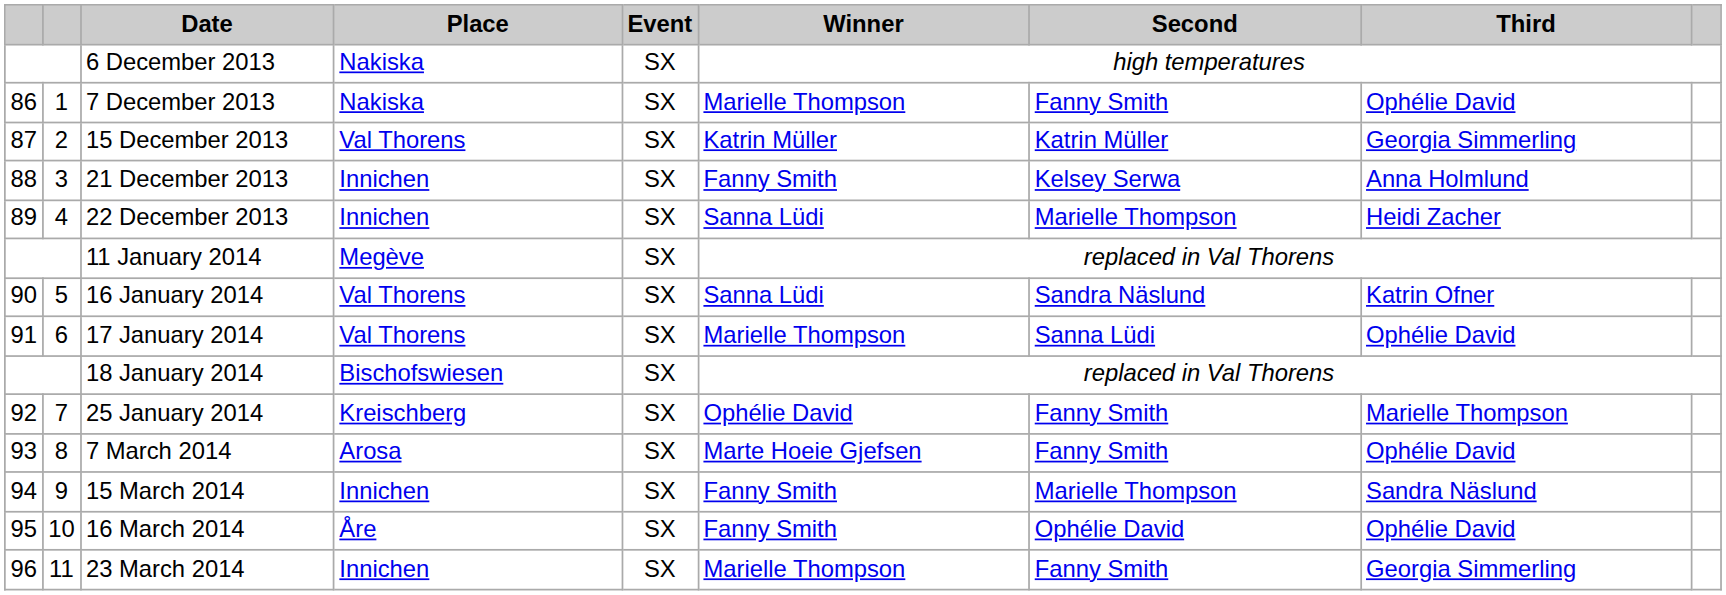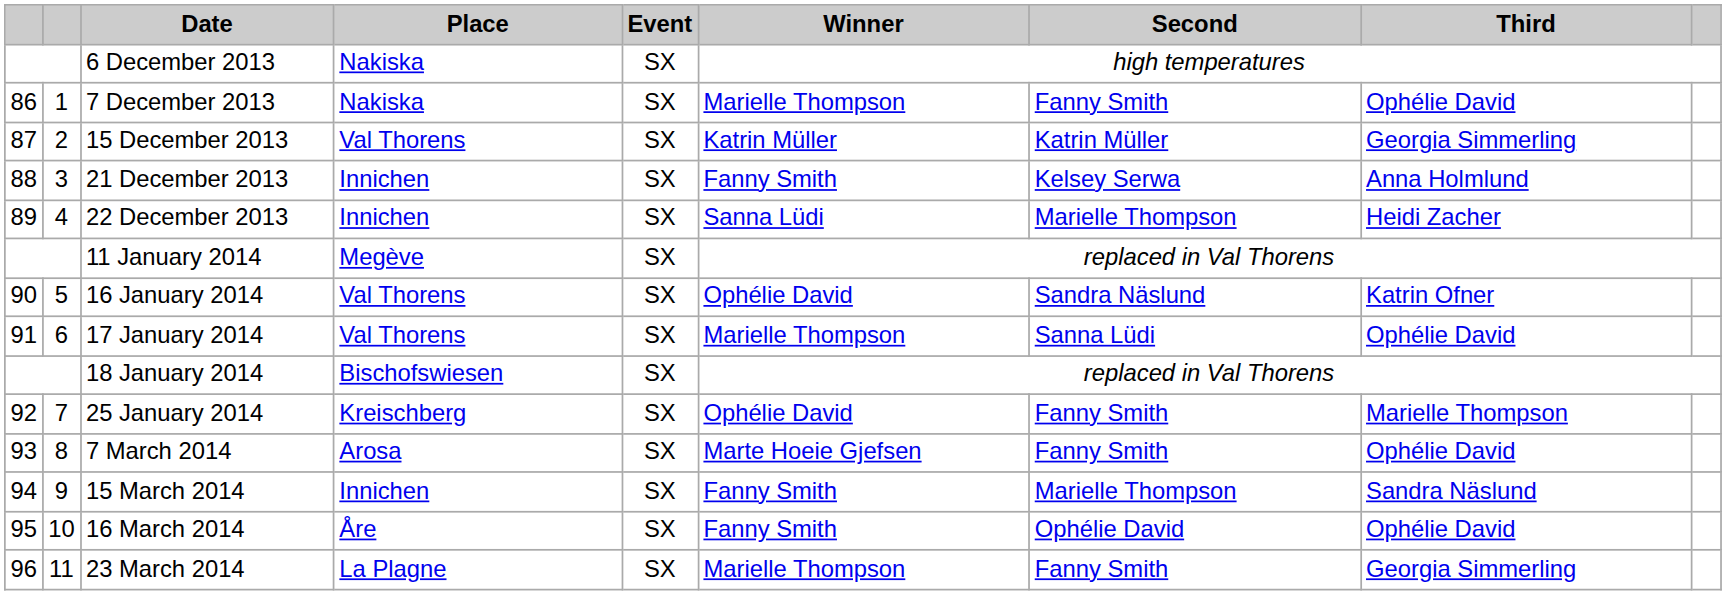(764, 296) Sanna Lüdi -> (778, 296) Ophélie David
(384, 568) Innichen -> (393, 568) La Plagne
